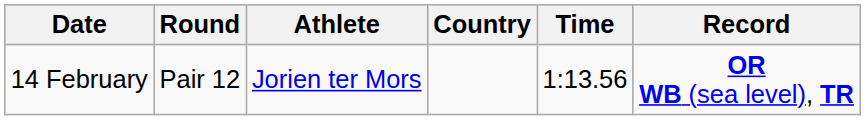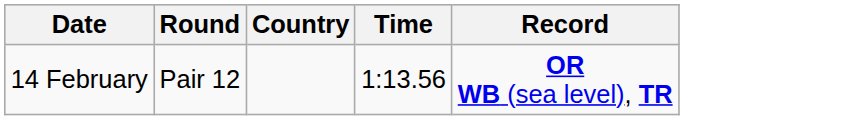- column: (337, 24)
